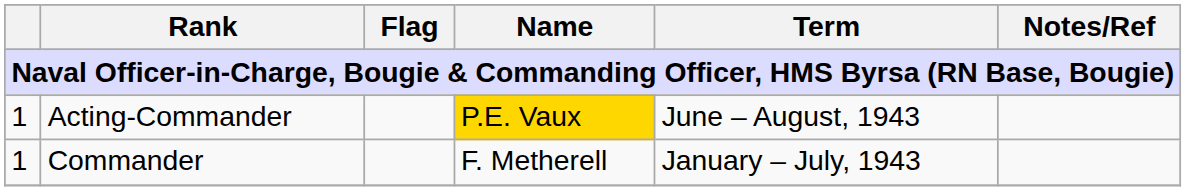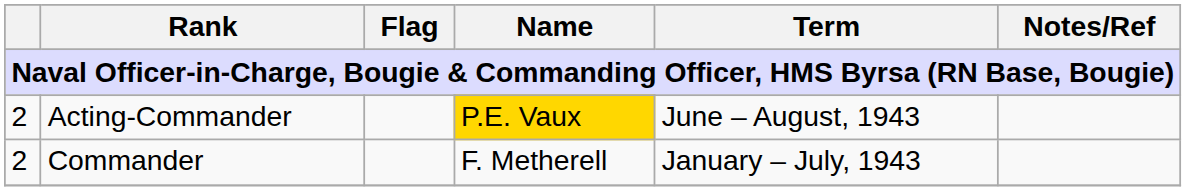(19, 116) 1 -> (19, 116) 2
(19, 161) 1 -> (19, 161) 2
